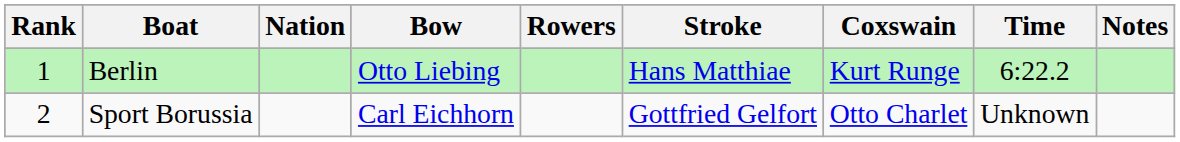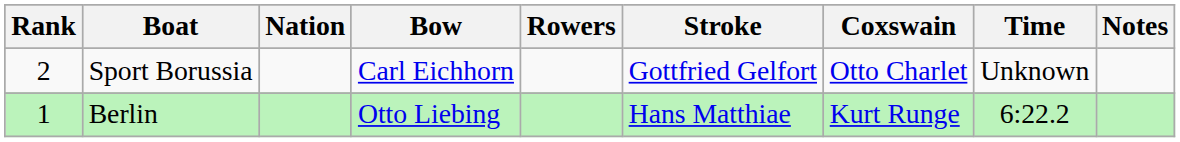rows swapped: (123, 70) <-> (171, 114)
